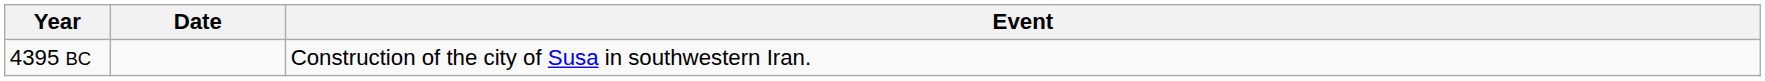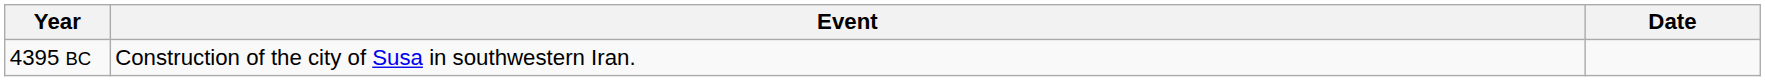columns swapped: (198, 22) <-> (1023, 22)
